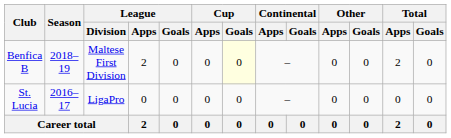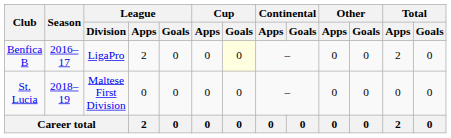(64, 62) 2018–19 -> (64, 55) 2016–17
(106, 62) Maltese First Division -> (106, 55) LigaPro
(64, 99) 2016–17 -> (64, 93) 2018–19
(106, 99) LigaPro -> (106, 93) Maltese First Division
